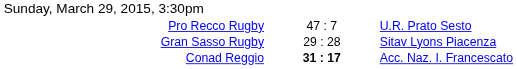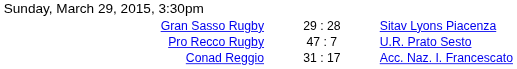rows swapped: (212, 42) <-> (216, 26)
(322, 58) bold -> (322, 58) normal
